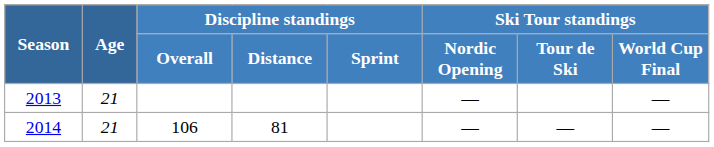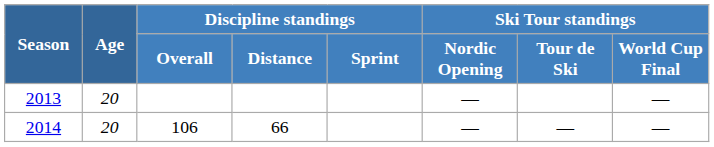(110, 98) 21 -> (110, 98) 20
(110, 127) 21 -> (110, 127) 20
(280, 127) 81 -> (280, 127) 66
